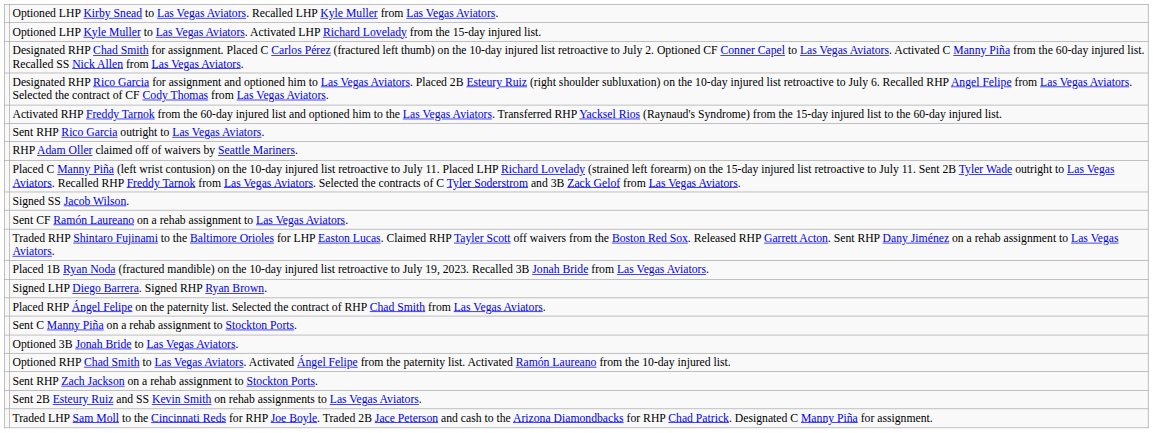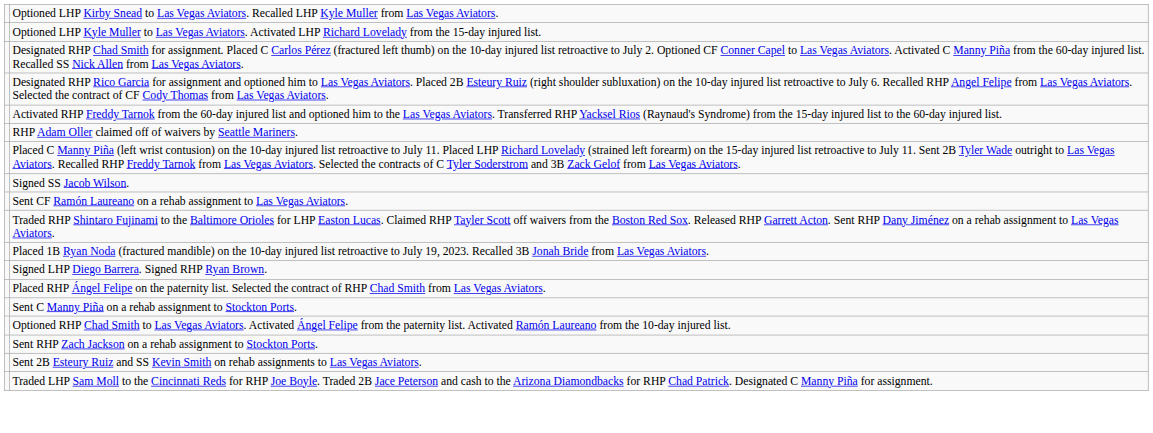- row: (138, 132)
- row: (125, 344)
